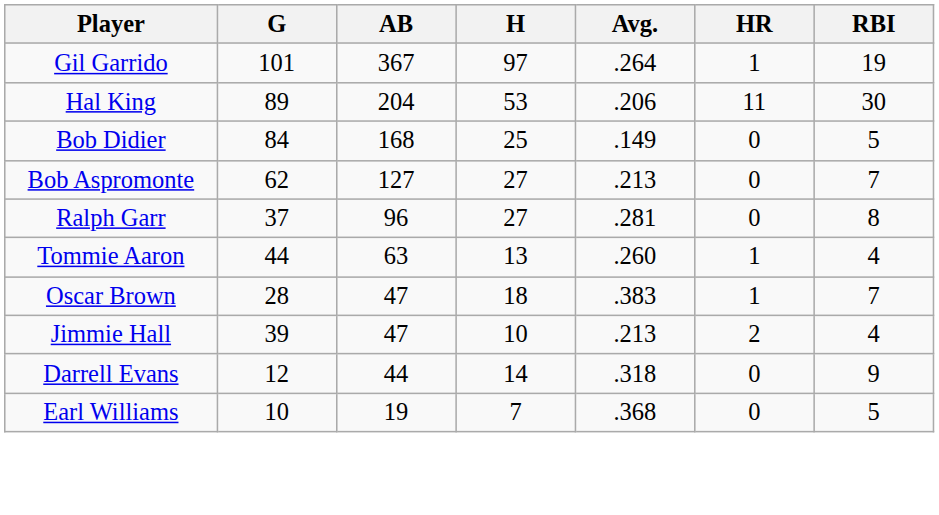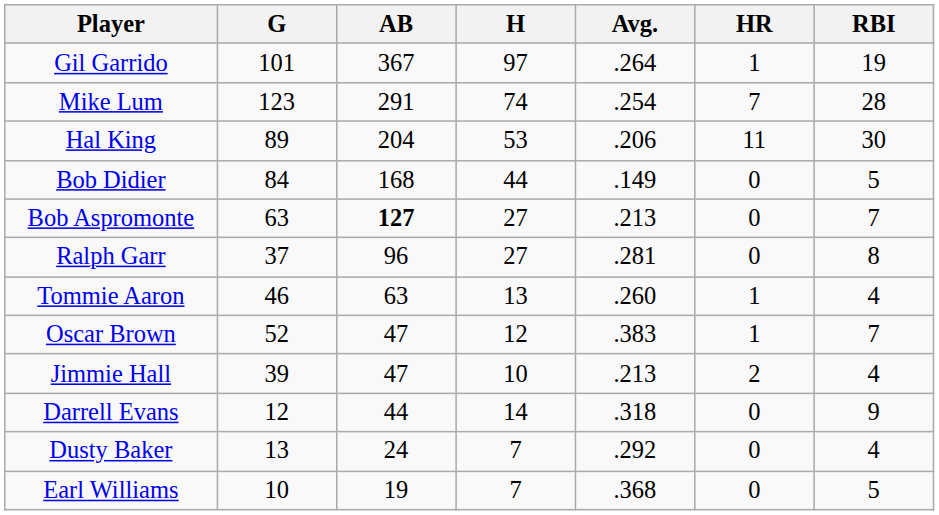+ row: (111, 101)
(515, 140) 25 -> (515, 179) 44
(277, 179) 62 -> (277, 218) 63
(396, 179) normal -> (396, 218) bold
(277, 256) 44 -> (277, 295) 46
(277, 295) 28 -> (277, 334) 52
(515, 295) 18 -> (515, 334) 12
+ row: (111, 450)
